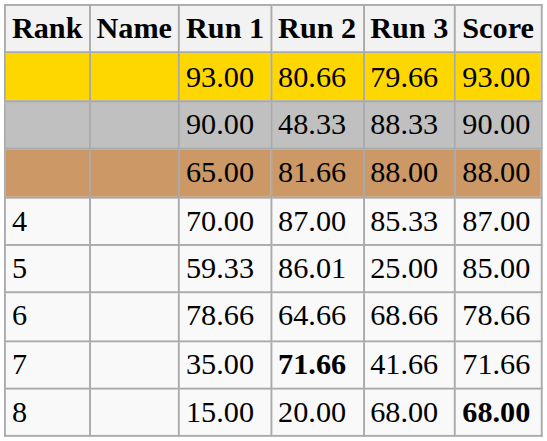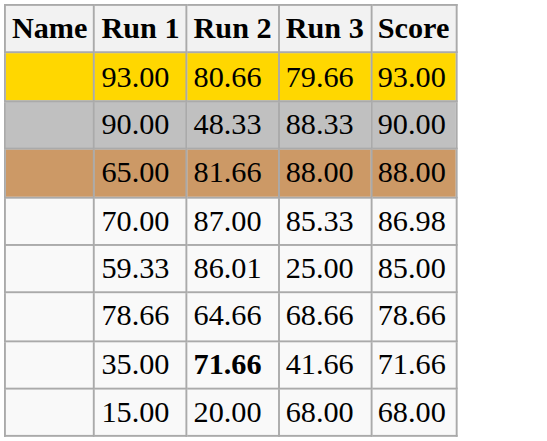- column: (47, 28)
(496, 220) 87.00 -> (412, 220) 86.98
(496, 412) bold -> (412, 412) normal
